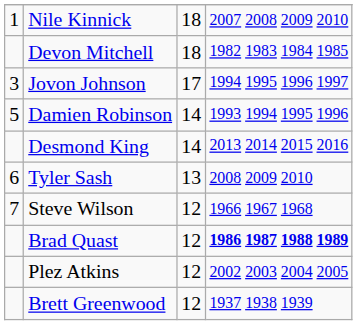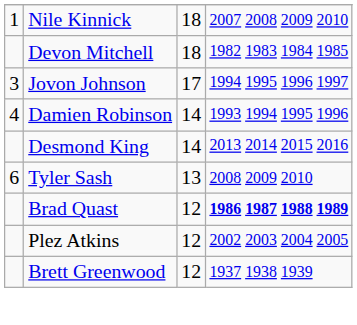(14, 114) 5 -> (14, 114) 4
- row: (81, 209)
